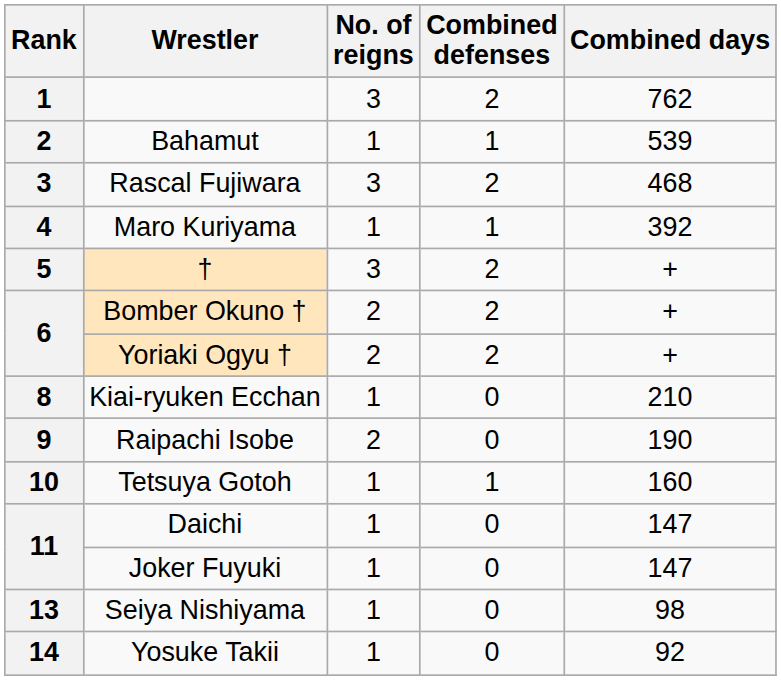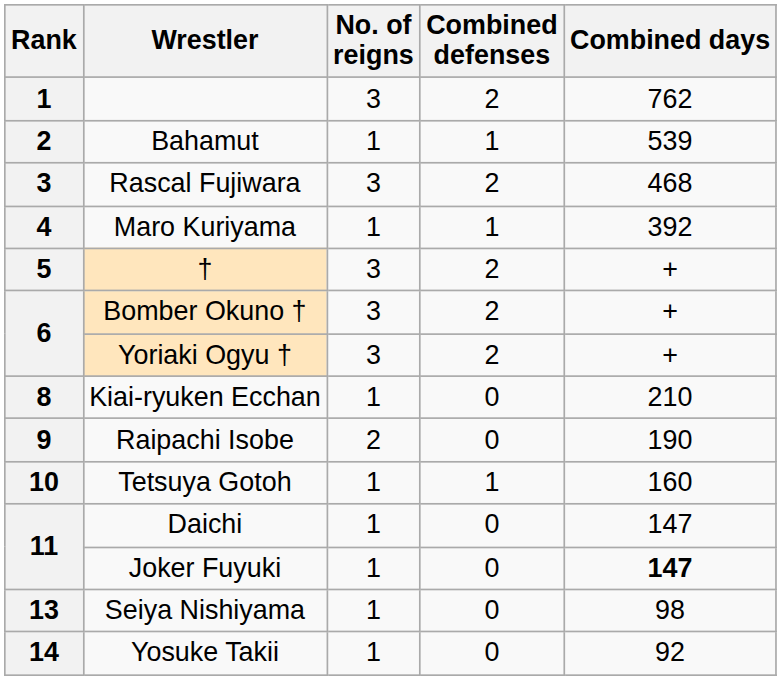(373, 311) 2 -> (373, 311) 3
(373, 354) 2 -> (373, 354) 3
(670, 567) normal -> (670, 567) bold
